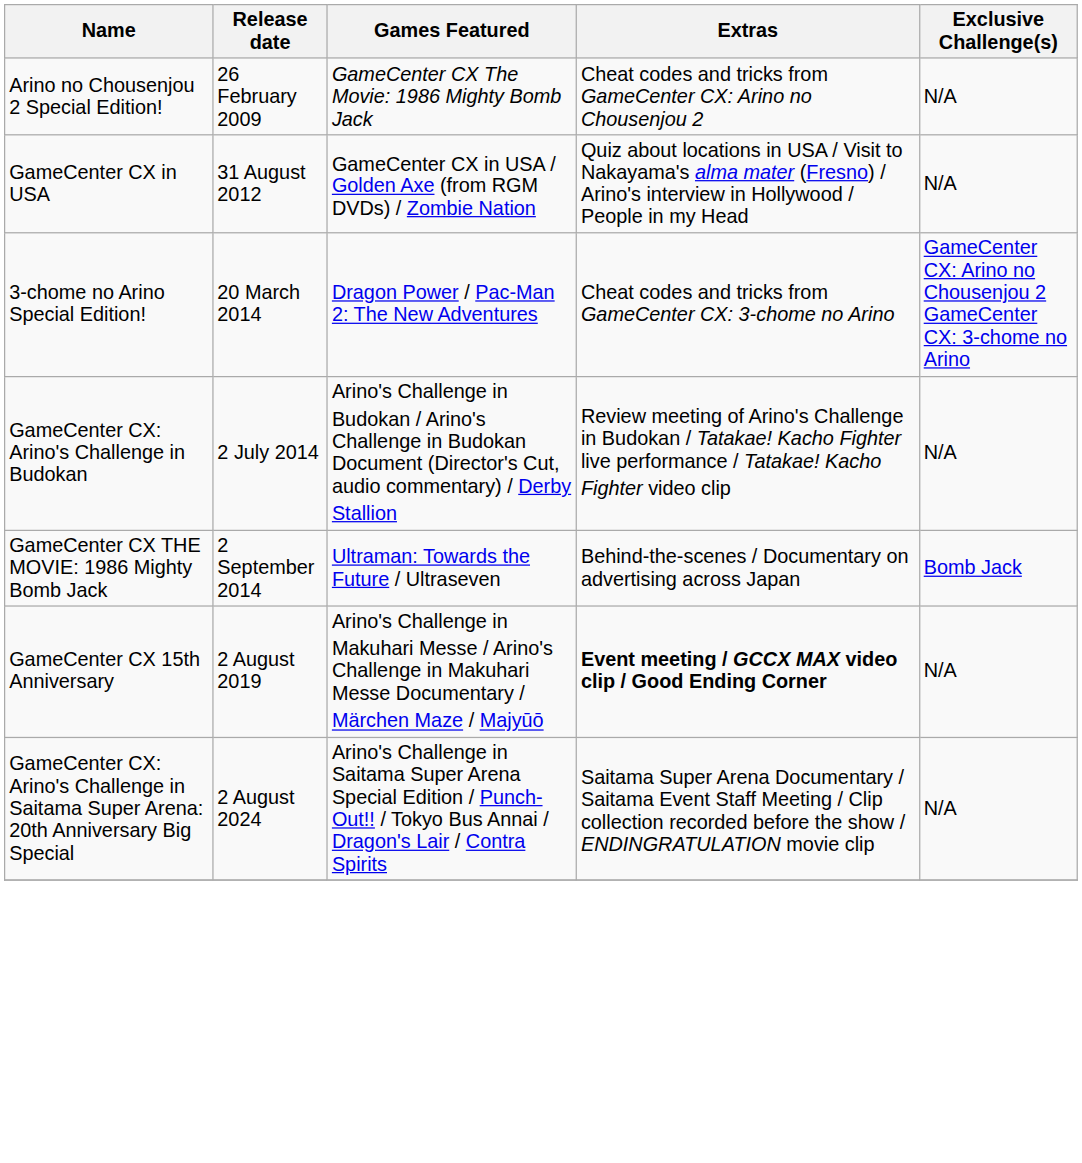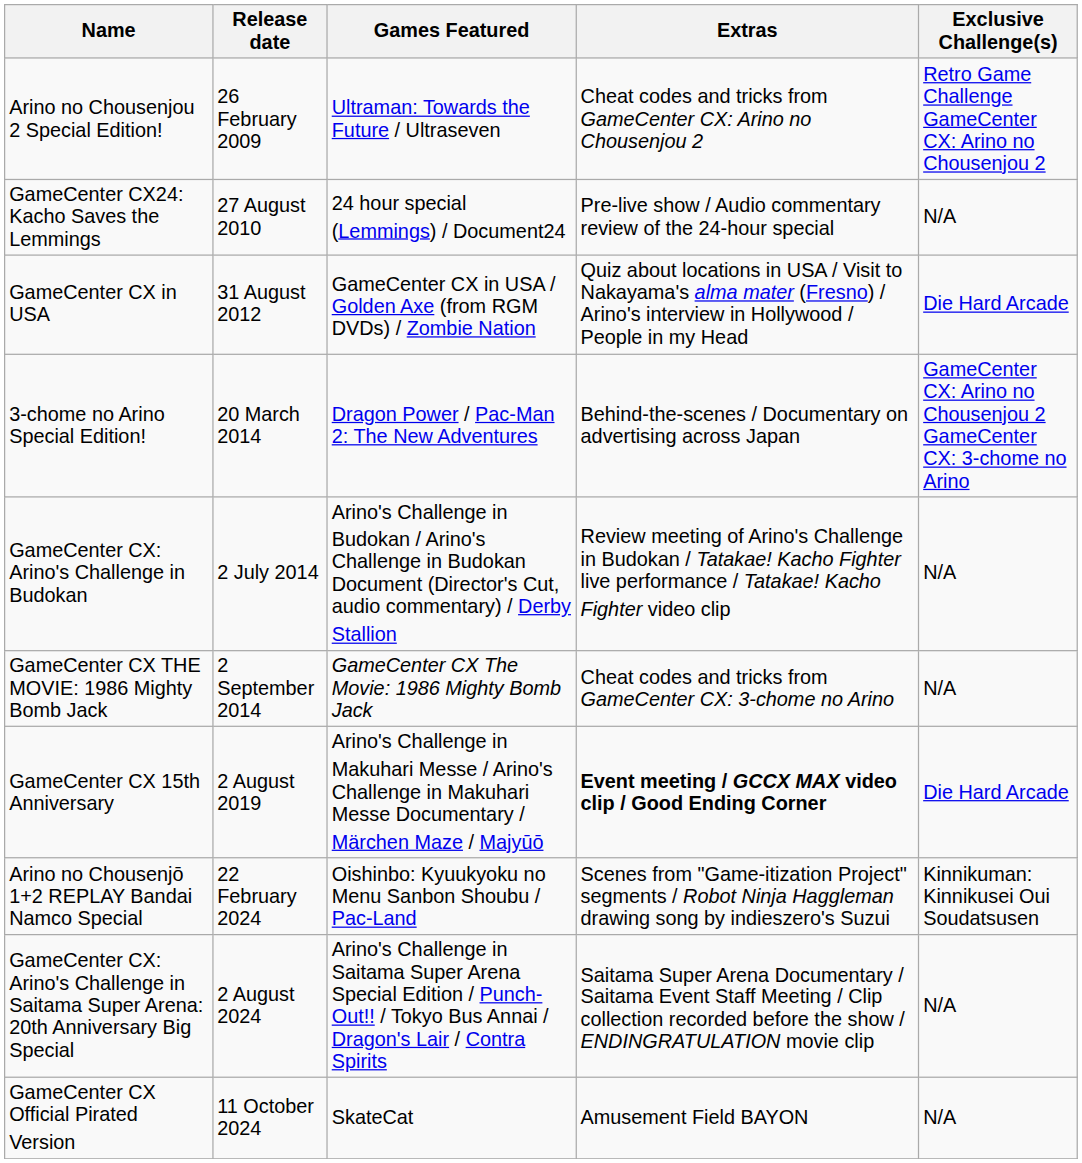(447, 96) GameCenter CX The Movie: 1986 Mighty Bomb Jack -> (431, 118) Ultraman: Towards the Future / Ultraseven
(940, 96) N/A -> (984, 118) Retro Game Challenge GameCenter CX: Arino no Chousenjou 2
+ row: (96, 217)
(940, 183) N/A -> (996, 304) Die Hard Arcade
(738, 304) Cheat codes and tricks from GameCenter CX: 3-chome no Arino -> (744, 425) Behind-the-scenes / Documentary on advertising across Japan
(431, 567) Ultraman: Towards the Future / Ultraseven -> (446, 688) GameCenter CX The Movie: 1986 Mighty Bomb Jack
(745, 567) Behind-the-scenes / Documentary on advertising across Japan -> (737, 688) Cheat codes and tricks from GameCenter CX: 3-chome no Arino
(973, 567) Bomb Jack -> (940, 688) N/A
(940, 671) N/A -> (996, 792) Die Hard Arcade
+ row: (101, 896)
+ row: (83, 1117)
